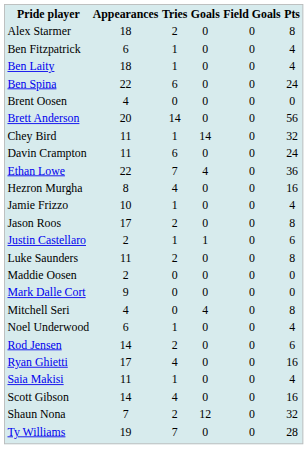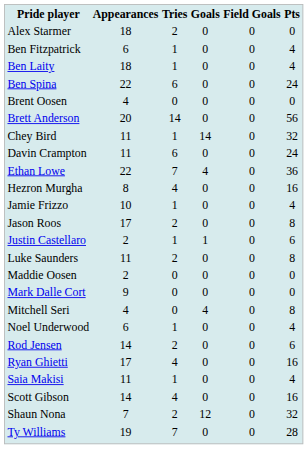(292, 31) 8 -> (292, 31) 0
